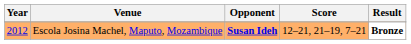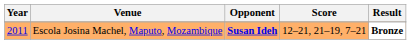(17, 30) 2012 -> (17, 30) 2011
